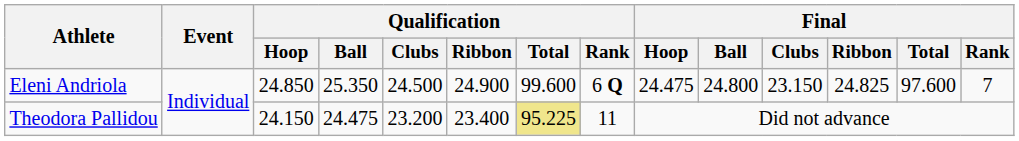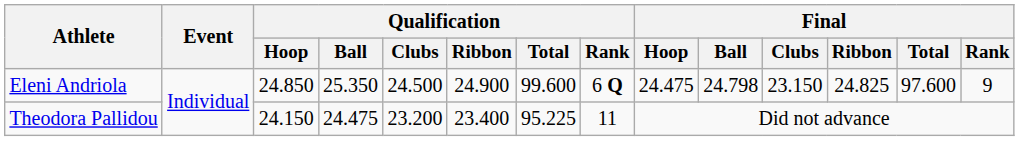(731, 85) 24.800 -> (731, 85) 24.798
(987, 85) 7 -> (987, 85) 9
(549, 118) khaki background -> (549, 118) no background
